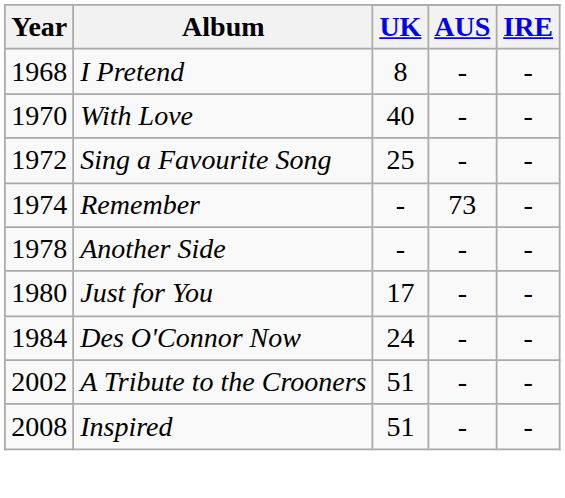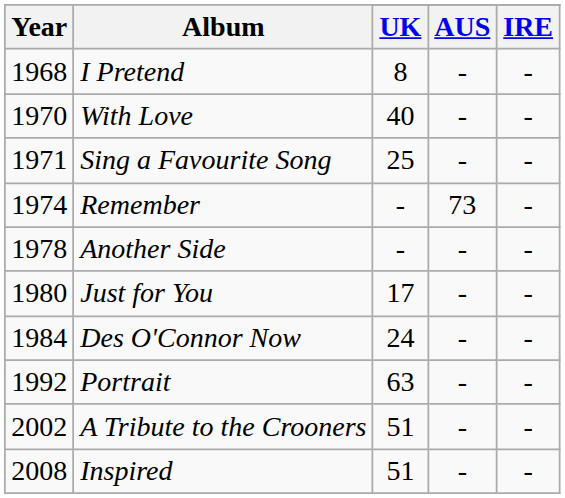(39, 159) 1972 -> (39, 159) 1971
+ row: (125, 381)
